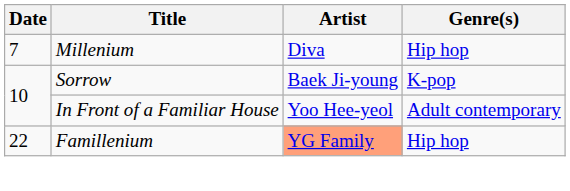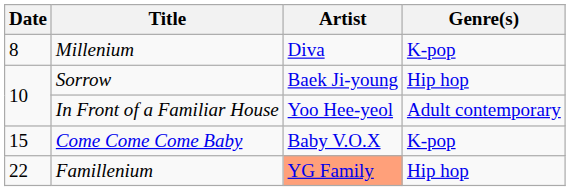(14, 49) 7 -> (14, 49) 8
(438, 49) Hip hop -> (431, 49) K-pop
(431, 79) K-pop -> (438, 79) Hip hop
+ row: (149, 140)
